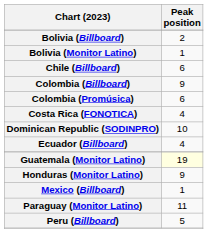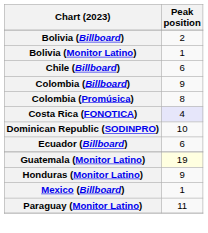(182, 99) 6 -> (182, 99) 8
(182, 114) no background -> (182, 114) lavender background
(182, 144) 4 -> (182, 144) 6
- row: (83, 220)
